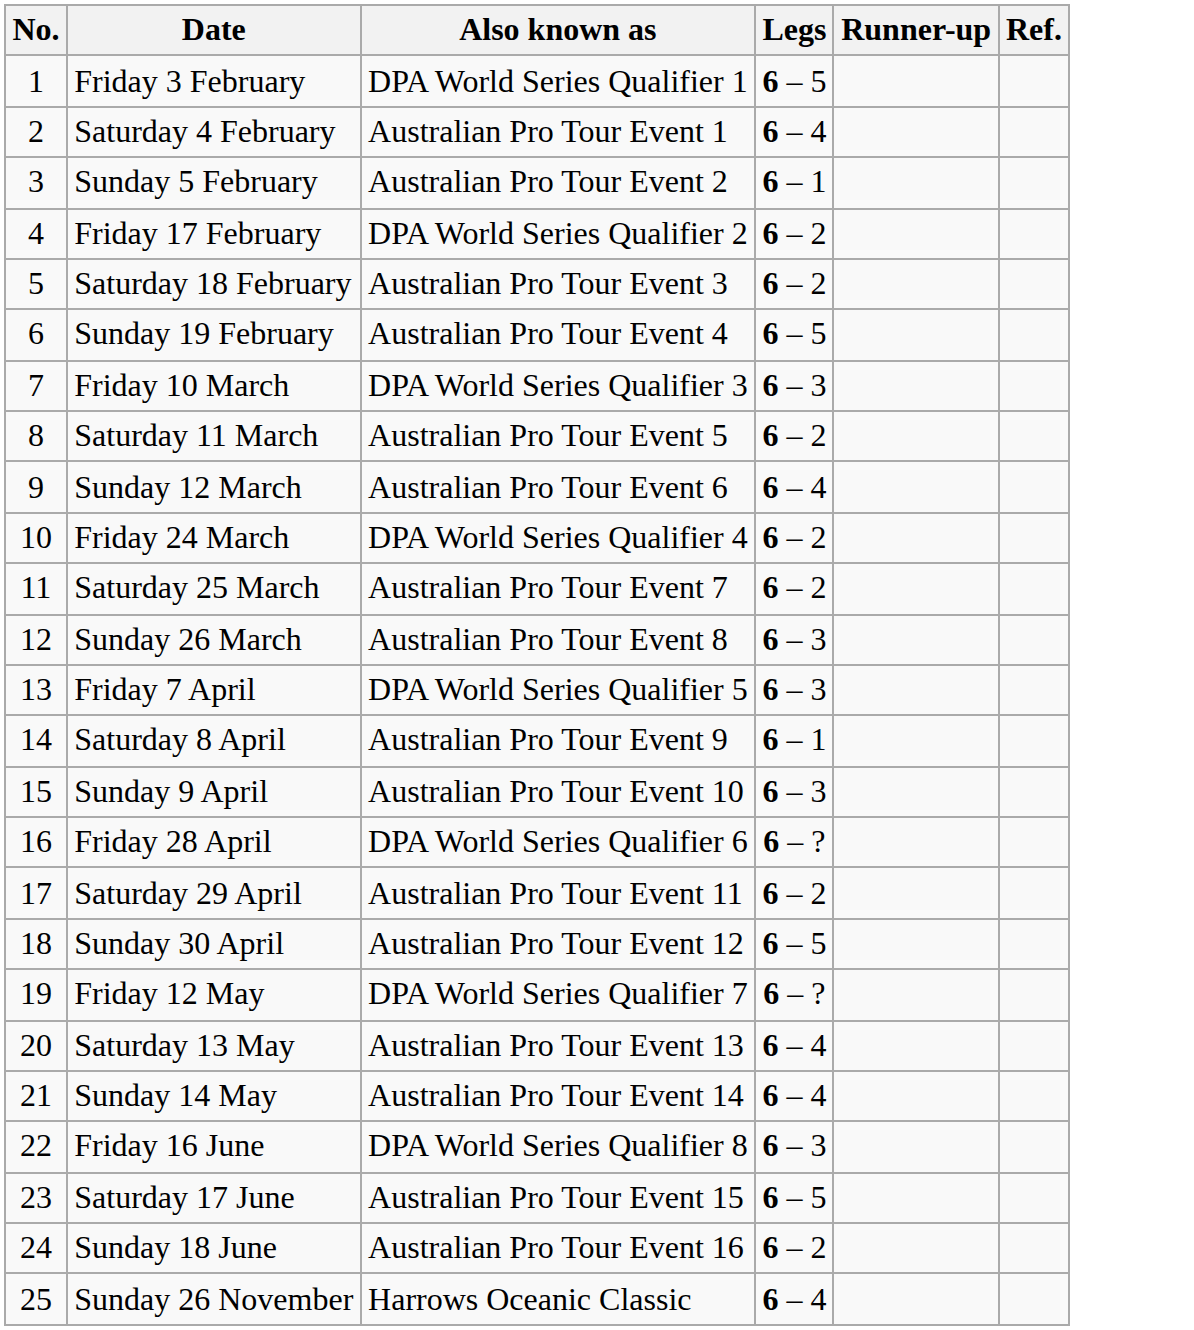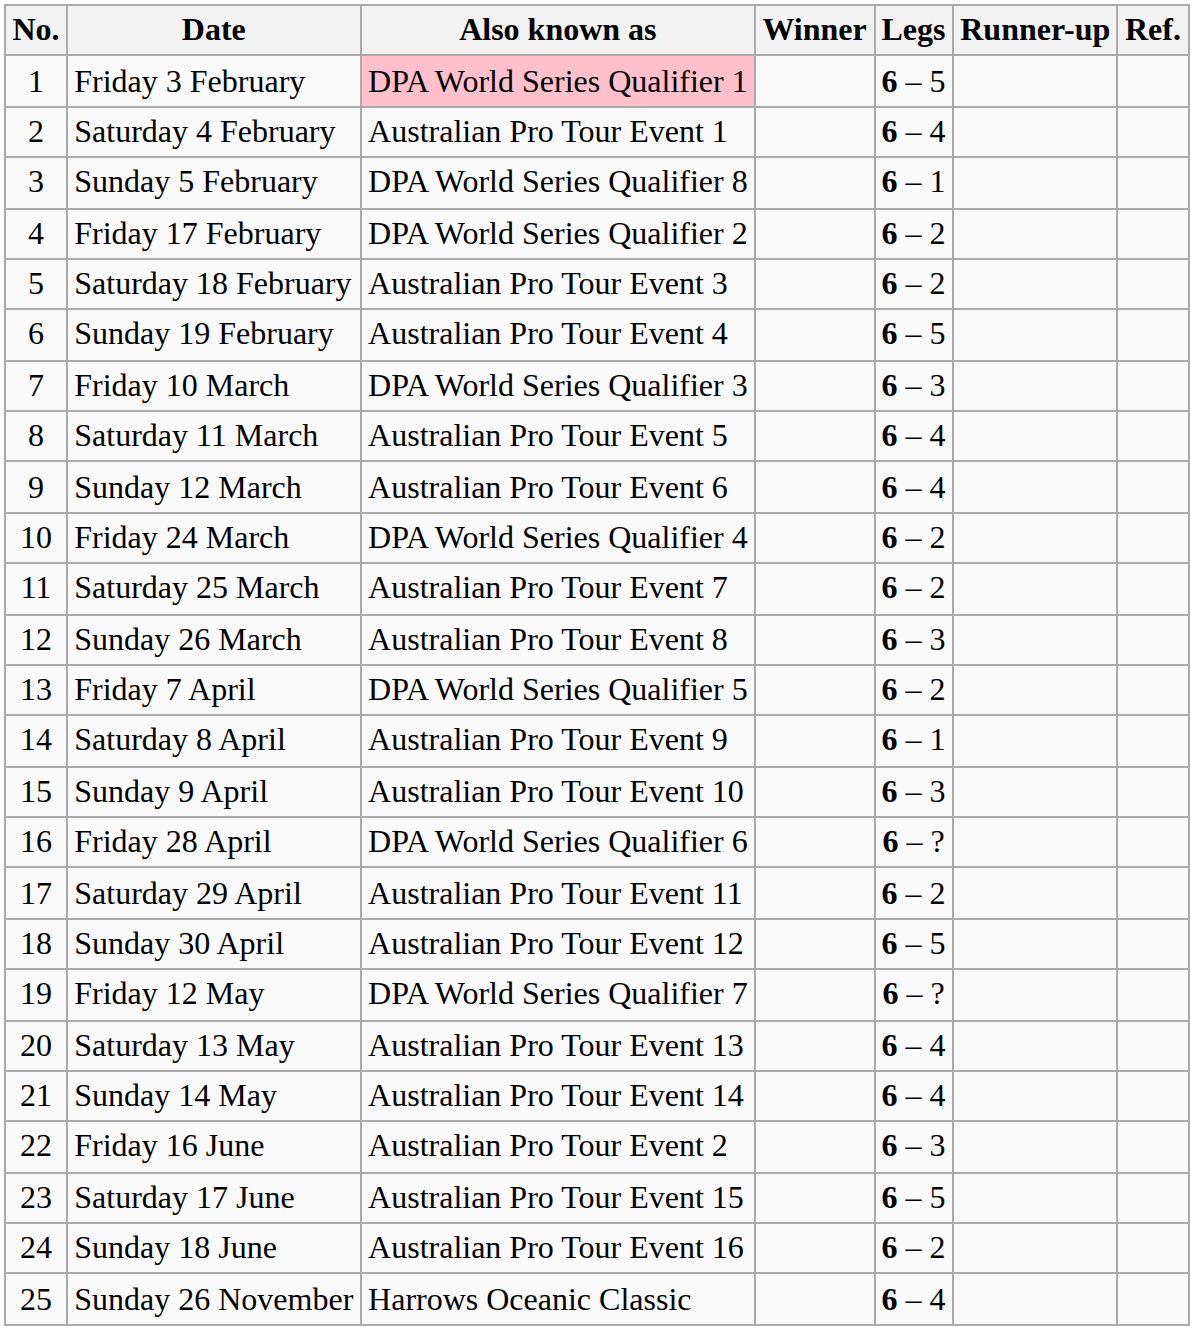+ column: (815, 29)
(558, 80) no background -> (558, 80) pink background
(548, 182) Australian Pro Tour Event 2 -> (558, 182) DPA World Series Qualifier 8
(794, 435) 6 – 2 -> (914, 435) 6 – 4
(794, 689) 6 – 3 -> (914, 689) 6 – 2
(558, 1146) DPA World Series Qualifier 8 -> (548, 1146) Australian Pro Tour Event 2
